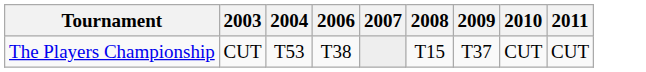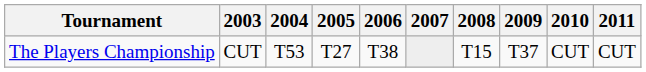+ column: (336, 20)
